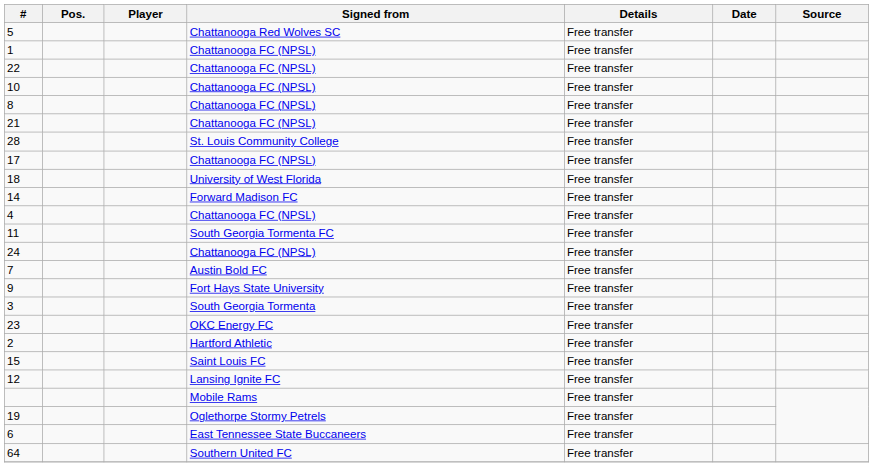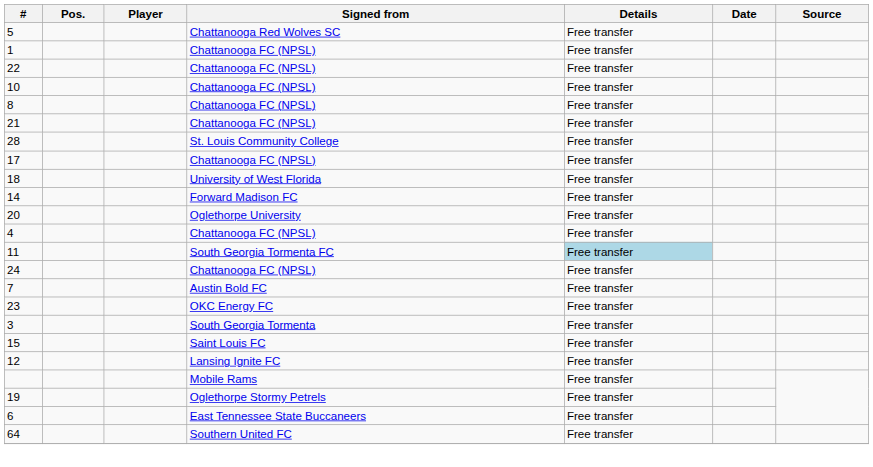+ row: (13, 215)
(600, 233) no background -> (600, 251) lightblue background
- row: (10, 288)
rows swapped: (13, 325) <-> (10, 306)
- row: (10, 343)
